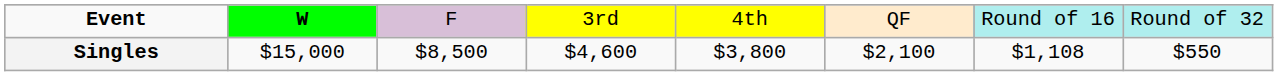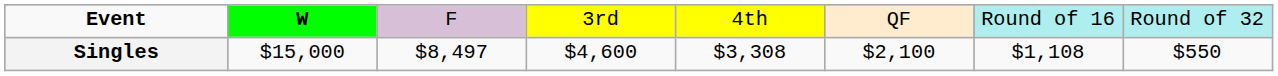(451, 54) $8,500 -> (451, 54) $8,497
(750, 54) $3,800 -> (750, 54) $3,308
